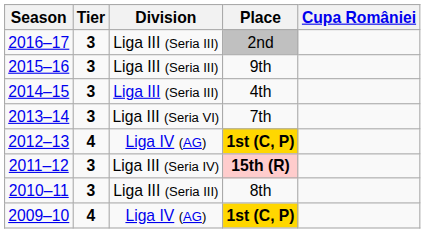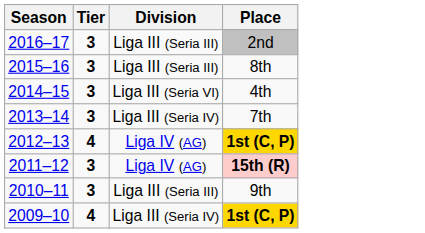- column: (359, 17)
(261, 67) 9th -> (261, 67) 8th
(166, 92) Liga III (Seria III) -> (166, 92) Liga III (Seria VI)
(166, 117) Liga III (Seria VI) -> (166, 117) Liga III (Seria IV)
(166, 166) Liga III (Seria IV) -> (166, 166) Liga IV (AG)
(261, 191) 8th -> (261, 191) 9th
(166, 216) Liga IV (AG) -> (166, 216) Liga III (Seria IV)
